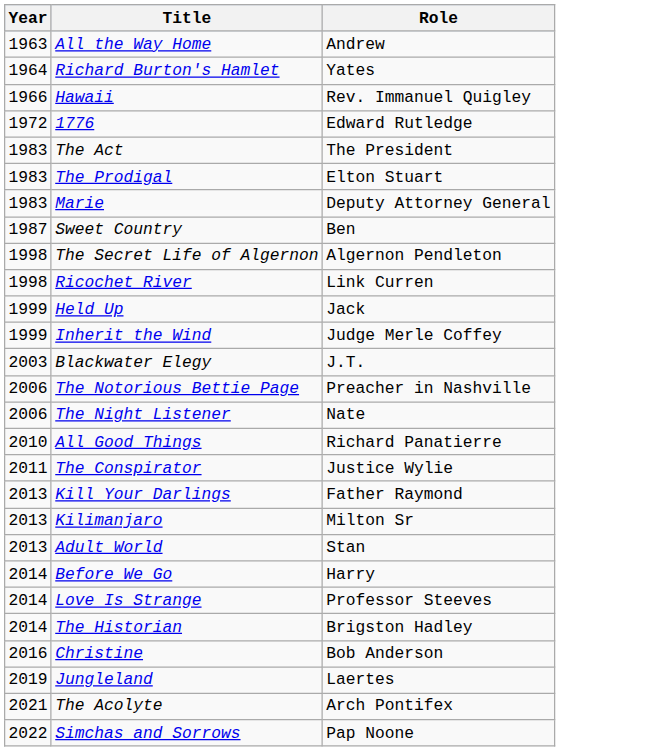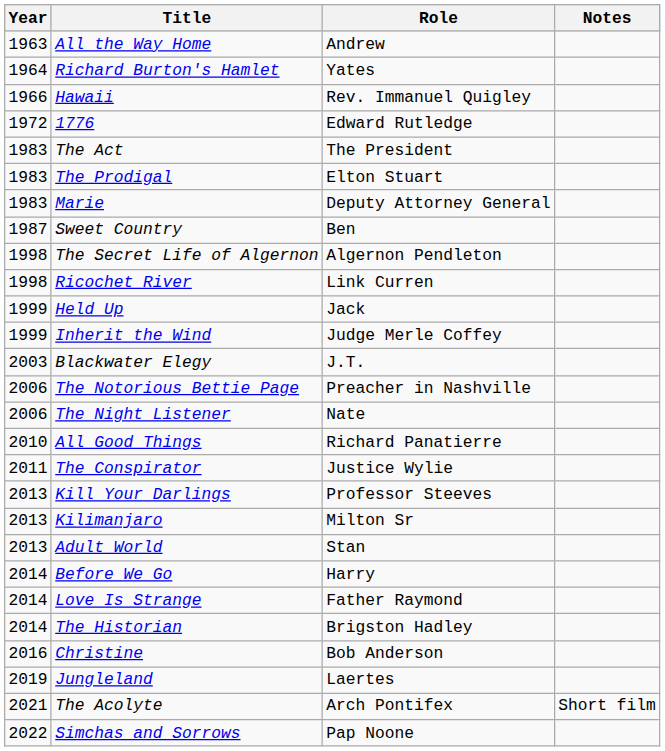+ column: (607, 18)
(395, 495) Father Raymond -> (409, 495) Professor Steeves
(409, 601) Professor Steeves -> (395, 601) Father Raymond
